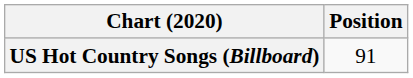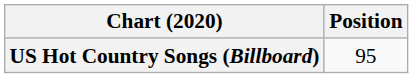(366, 55) 91 -> (366, 55) 95
